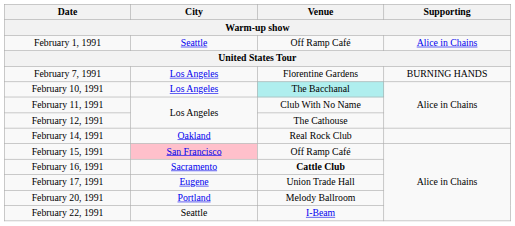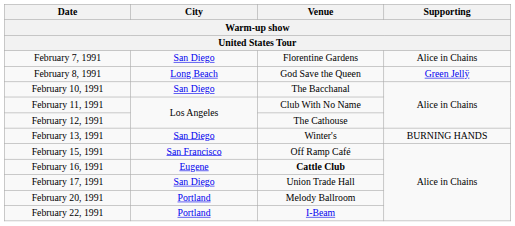- row: (68, 43)
(194, 74) Los Angeles -> (194, 58) San Diego
(447, 74) BURNING HANDS -> (447, 58) Alice in Chains
+ row: (68, 74)
(194, 89) Los Angeles -> (194, 89) San Diego
(321, 89) paleturquoise background -> (321, 89) no background
+ row: (68, 136)
- row: (68, 136)
(194, 151) pink background -> (194, 151) no background
(194, 167) Sacramento -> (194, 167) Eugene
(194, 182) Eugene -> (194, 182) San Diego
(194, 213) Seattle -> (194, 213) Portland
